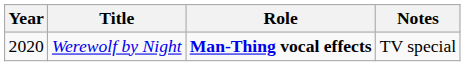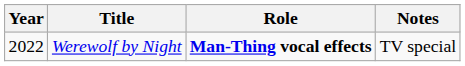(26, 46) 2020 -> (26, 46) 2022
